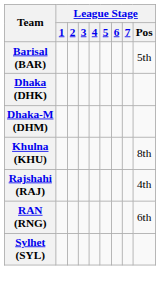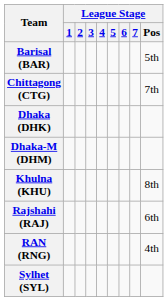+ row: (34, 89)
(144, 184) 4th -> (152, 216) 6th
(144, 216) 6th -> (152, 248) 4th
